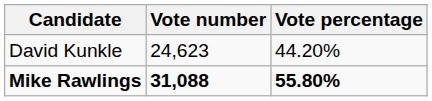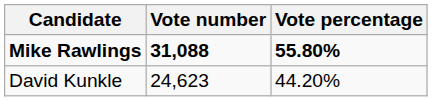rows swapped: (75, 80) <-> (66, 50)
